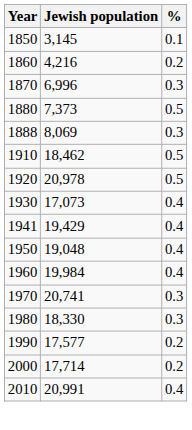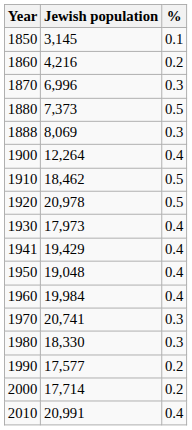+ row: (23, 156)
(64, 202) 17,073 -> (64, 226) 17,973
